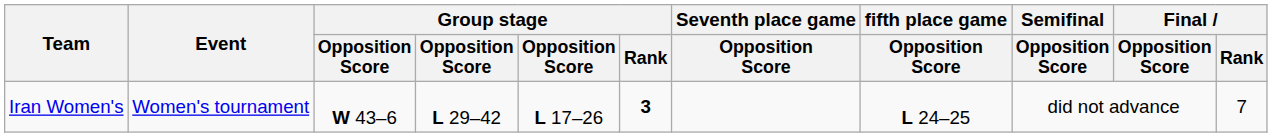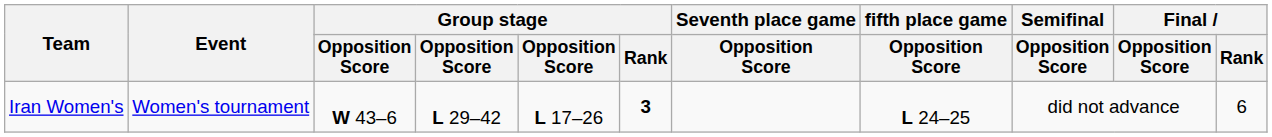(1242, 107) 7 -> (1242, 107) 6
